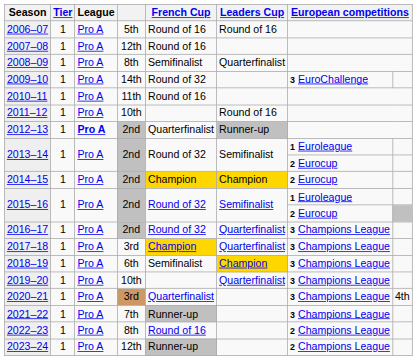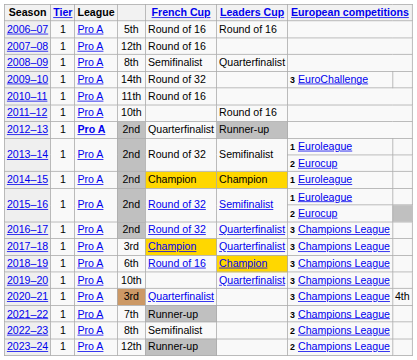(314, 180) 2 Eurocup -> (321, 180) 1 Euroleague
(175, 263) Semifinalist -> (177, 263) Round of 16
(177, 330) Round of 16 -> (175, 330) Semifinalist
